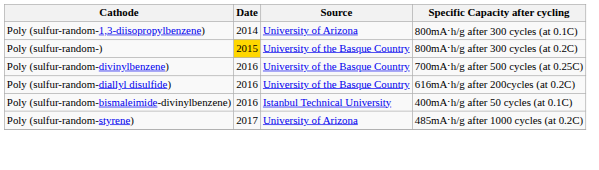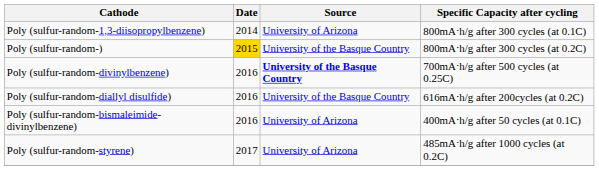(336, 66) normal -> (320, 72) bold
(327, 102) Istanbul Technical University -> (310, 120) University of Arizona
